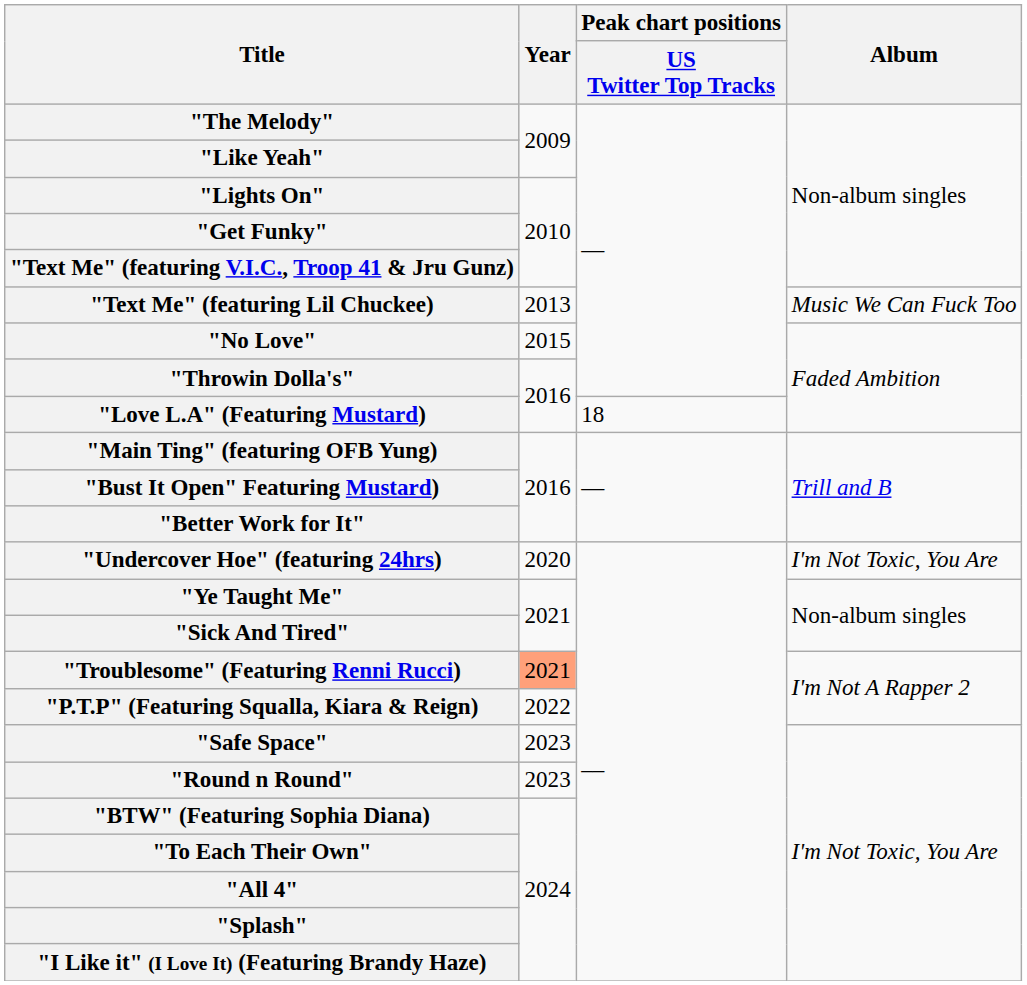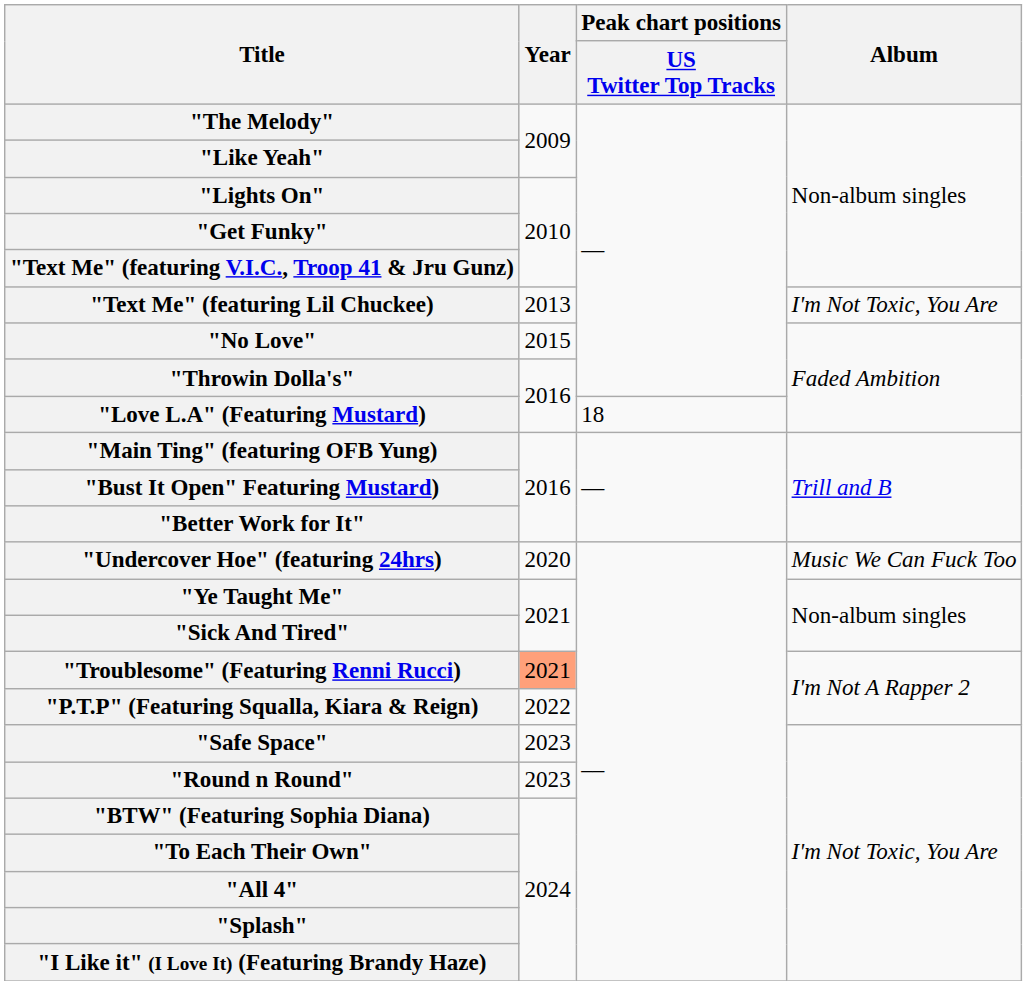(904, 304) Music We Can Fuck Too -> (895, 304) I'm Not Toxic, You Are
(895, 560) I'm Not Toxic, You Are -> (904, 560) Music We Can Fuck Too
